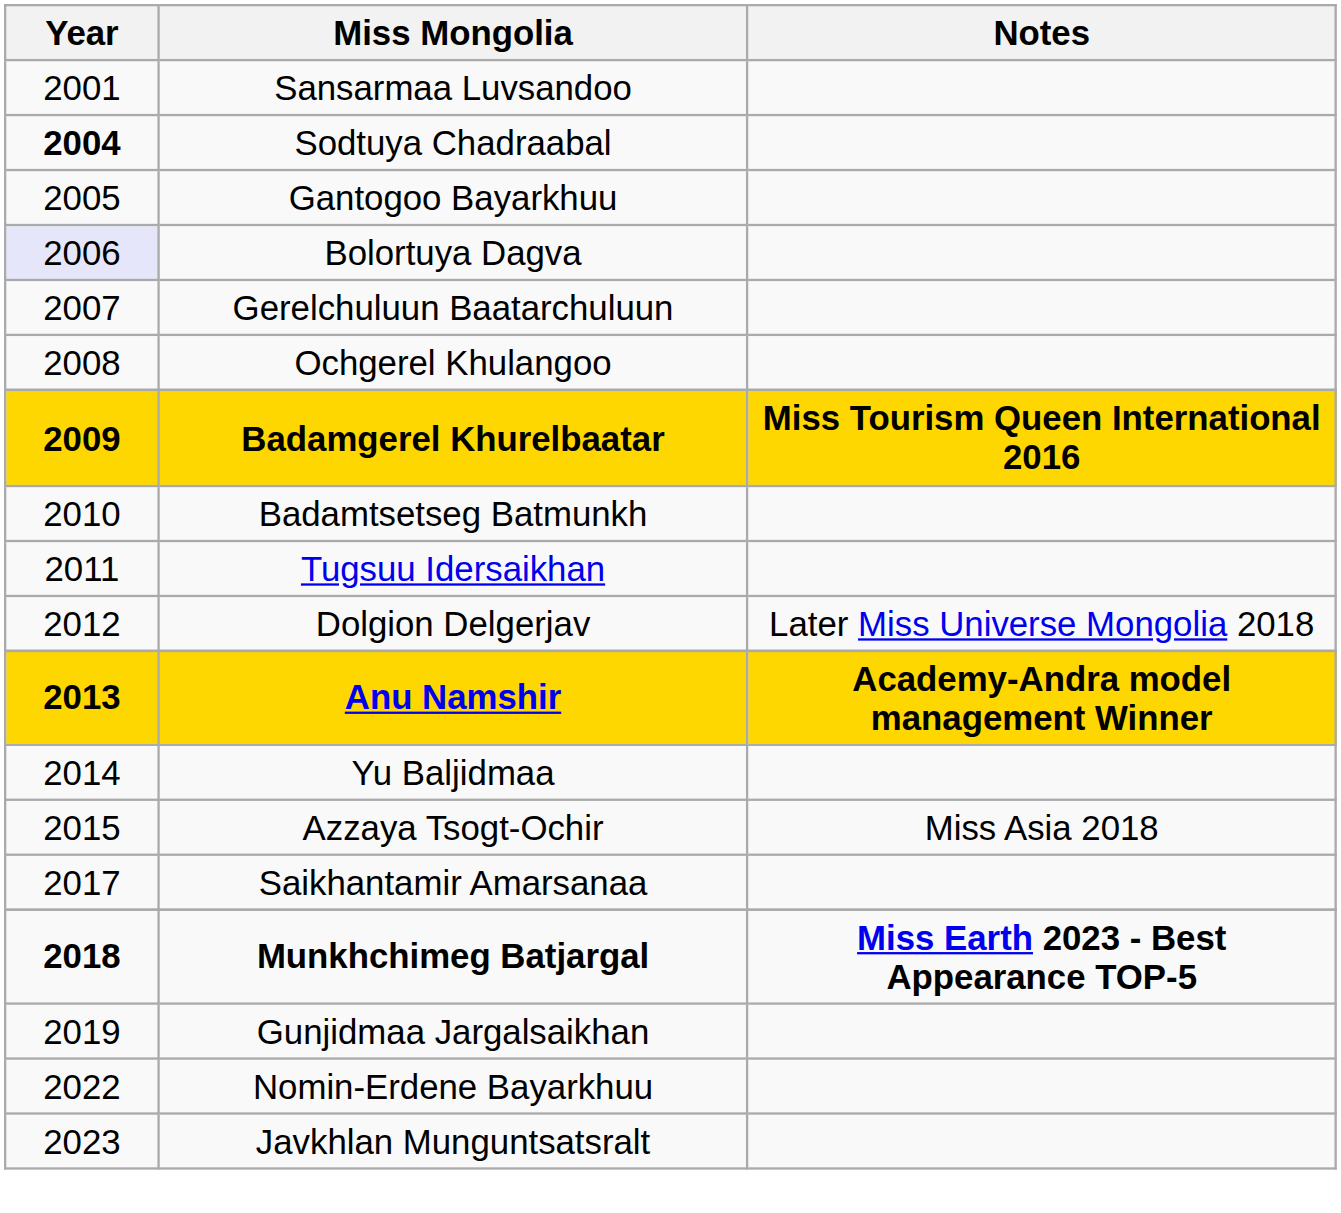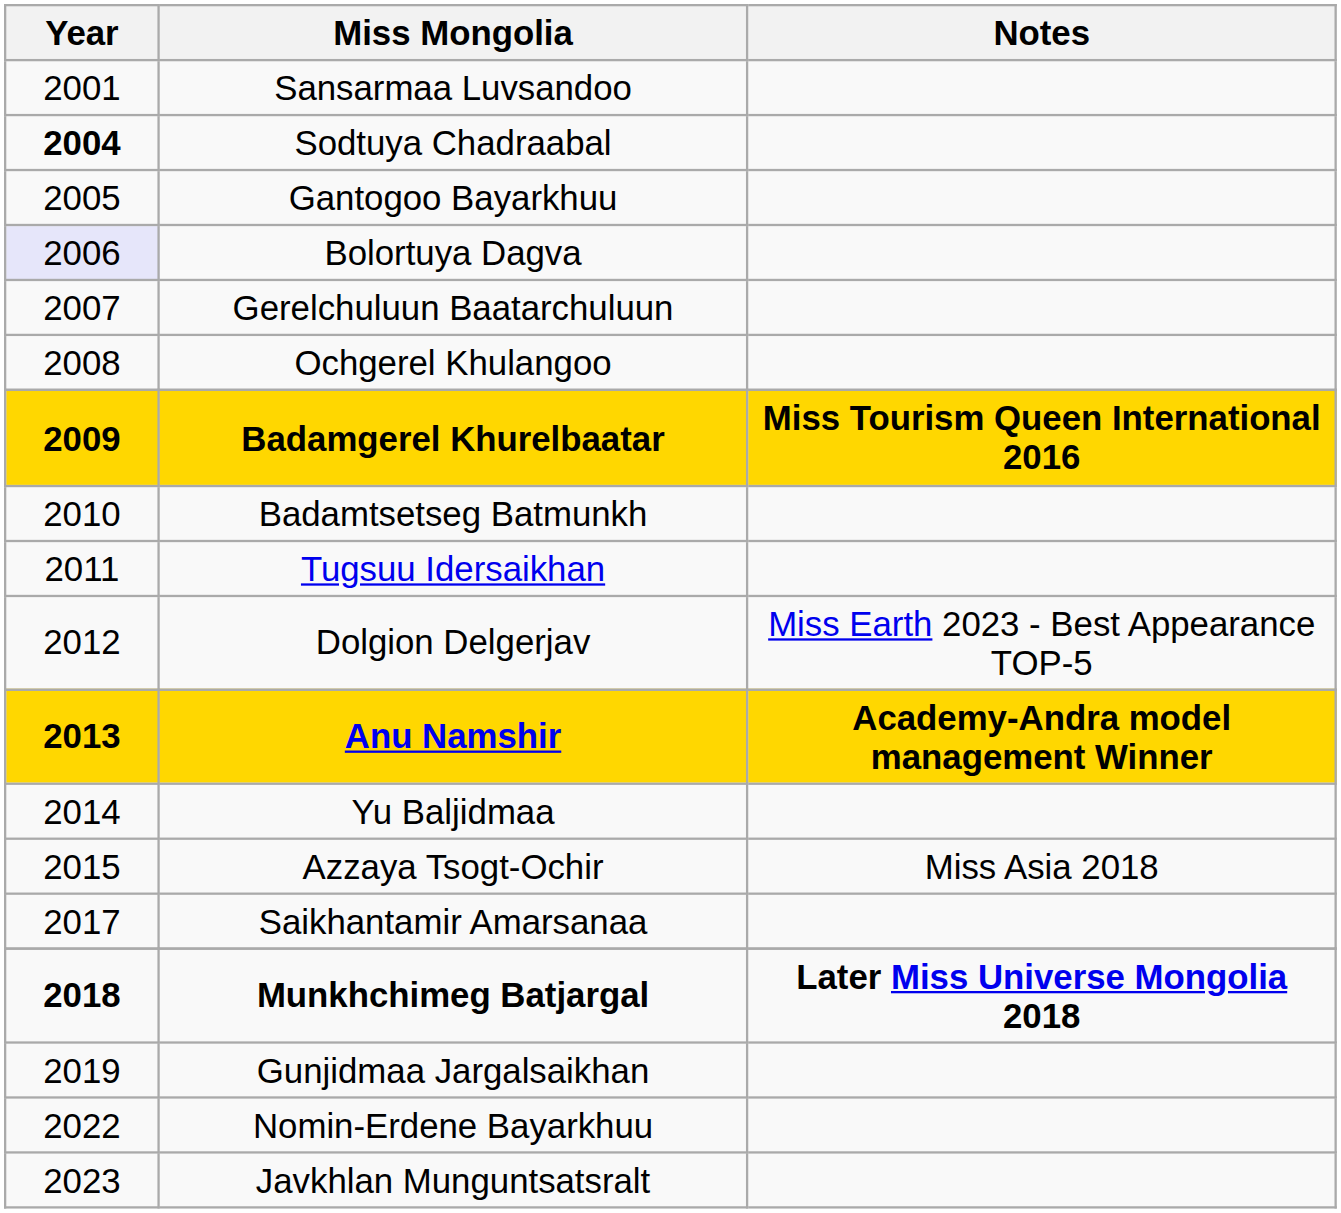(1042, 623) Later Miss Universe Mongolia 2018 -> (1042, 642) Miss Earth 2023 - Best Appearance TOP-5
(1042, 957) Miss Earth 2023 - Best Appearance TOP-5 -> (1042, 996) Later Miss Universe Mongolia 2018
